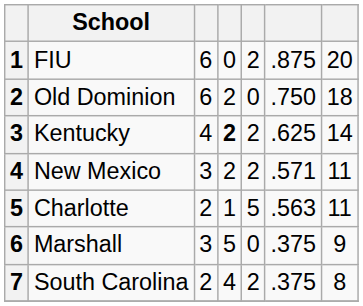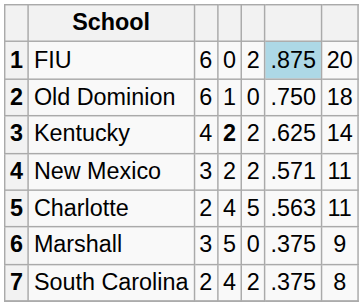(293, 60) no background -> (293, 60) lightblue background
(229, 97) 2 -> (229, 97) 1
(229, 208) 1 -> (229, 208) 4
